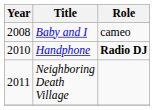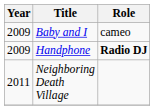(19, 32) 2008 -> (19, 32) 2009
(19, 50) 2010 -> (19, 50) 2009
